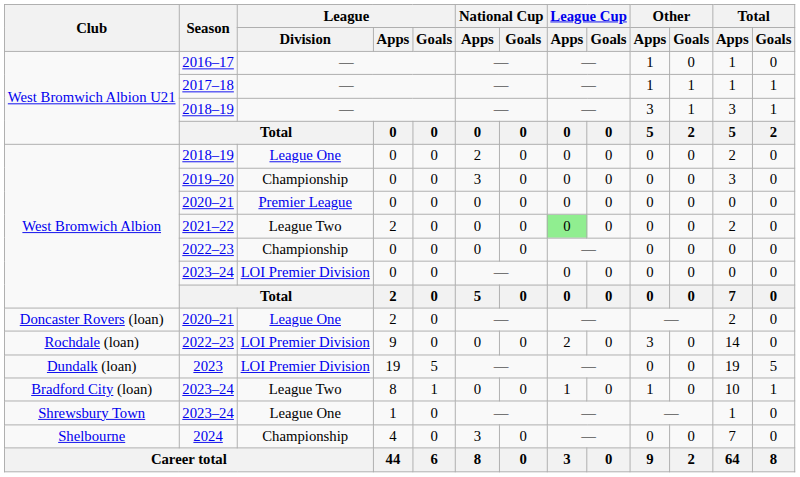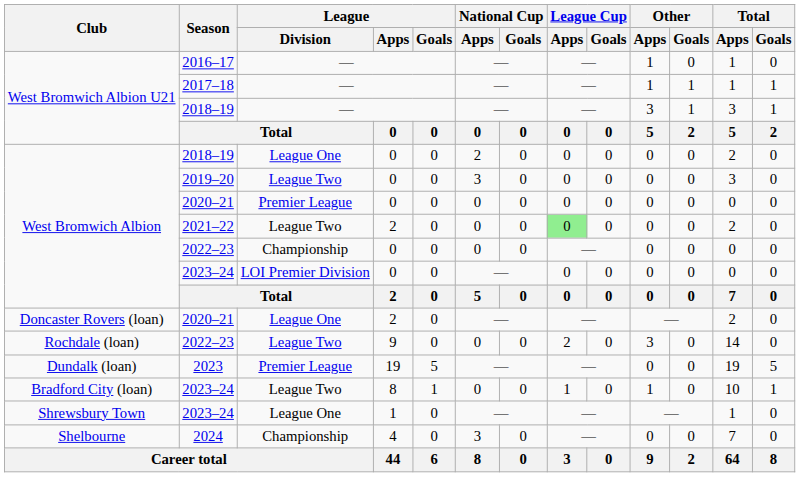(305, 179) Championship -> (305, 179) League Two
(305, 343) LOI Premier Division -> (305, 343) League Two
(305, 366) LOI Premier Division -> (305, 366) Premier League
